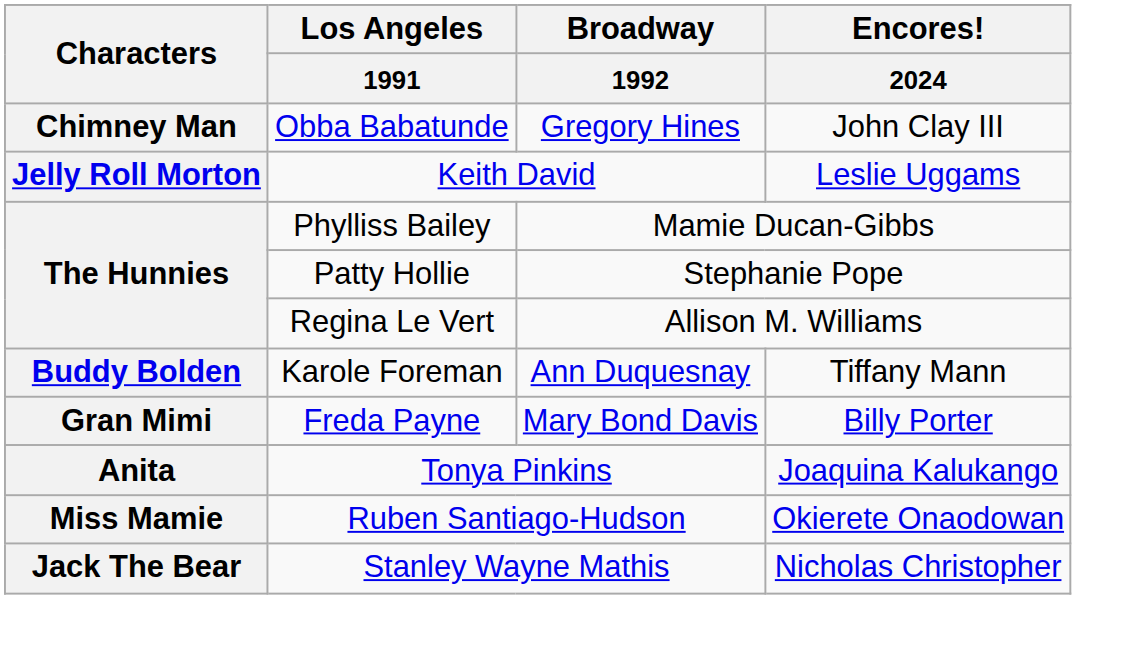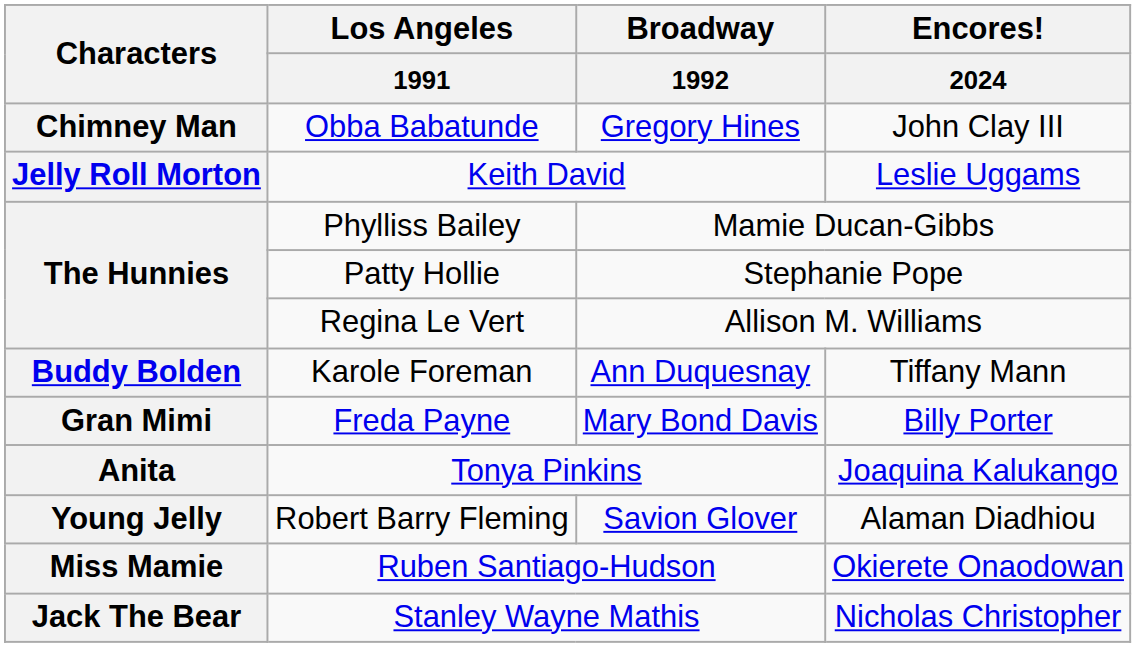+ row: (422, 518)
